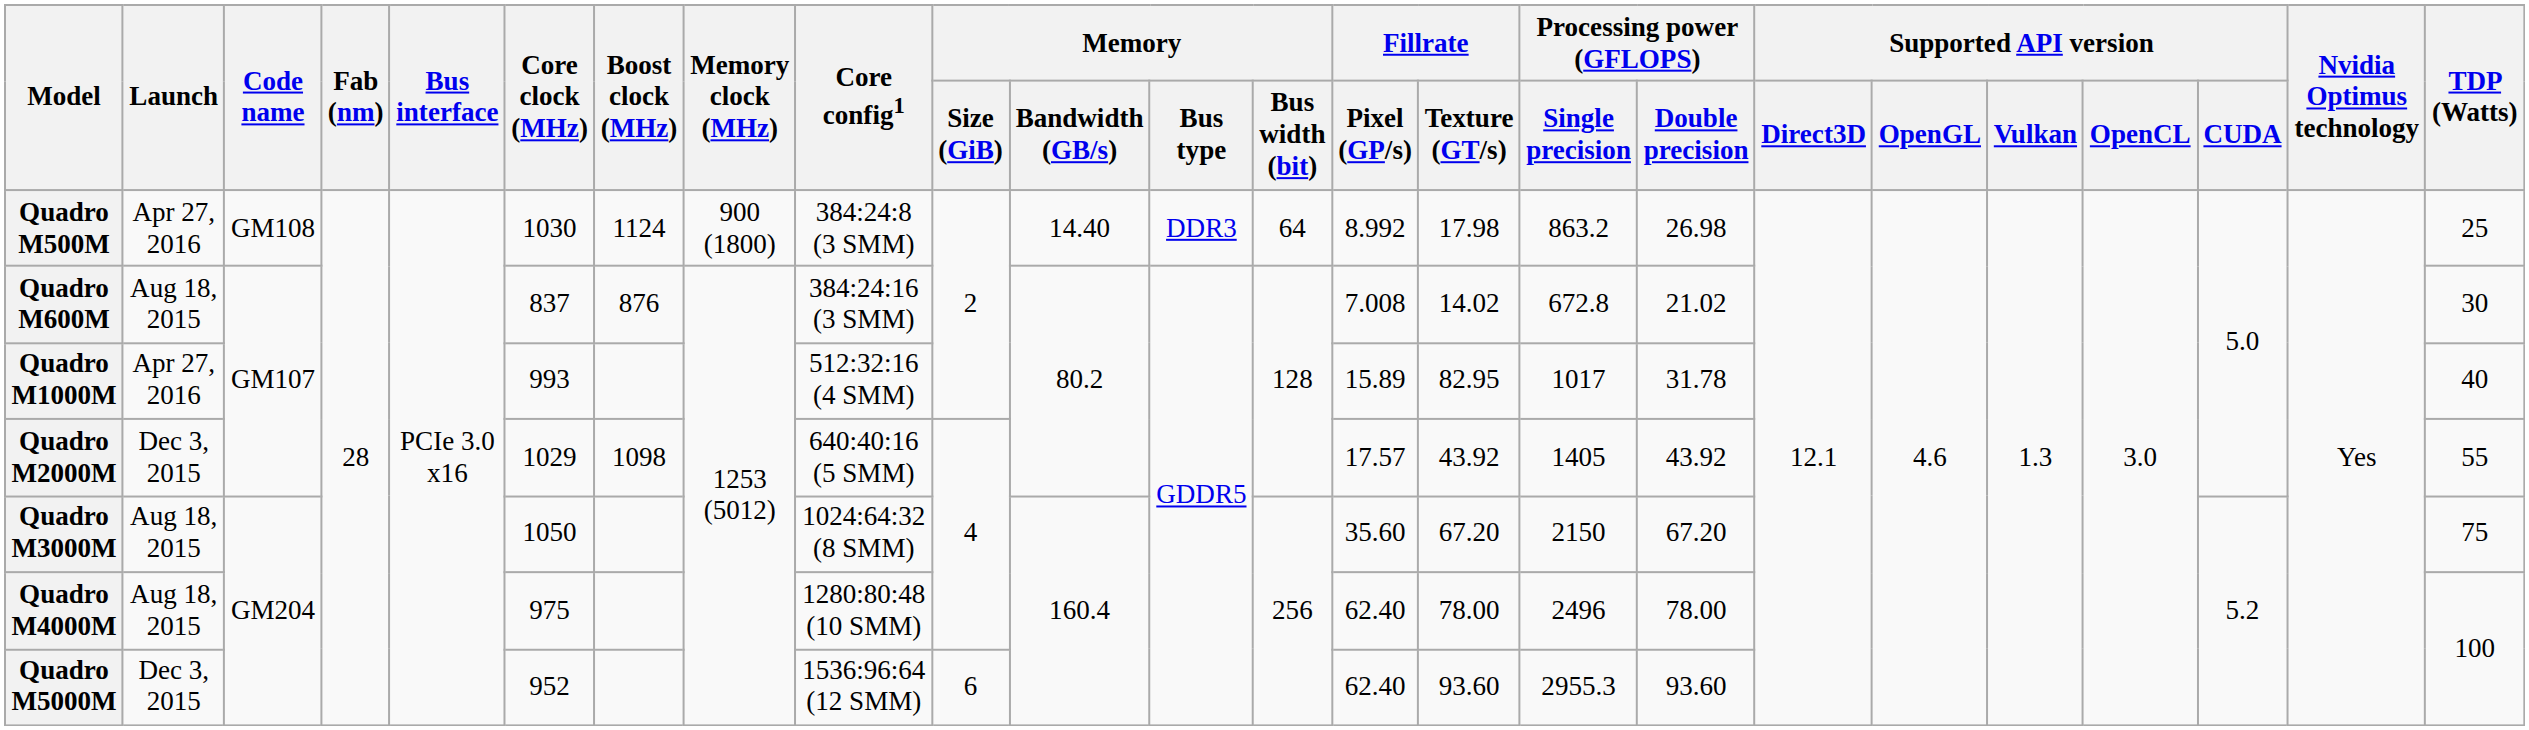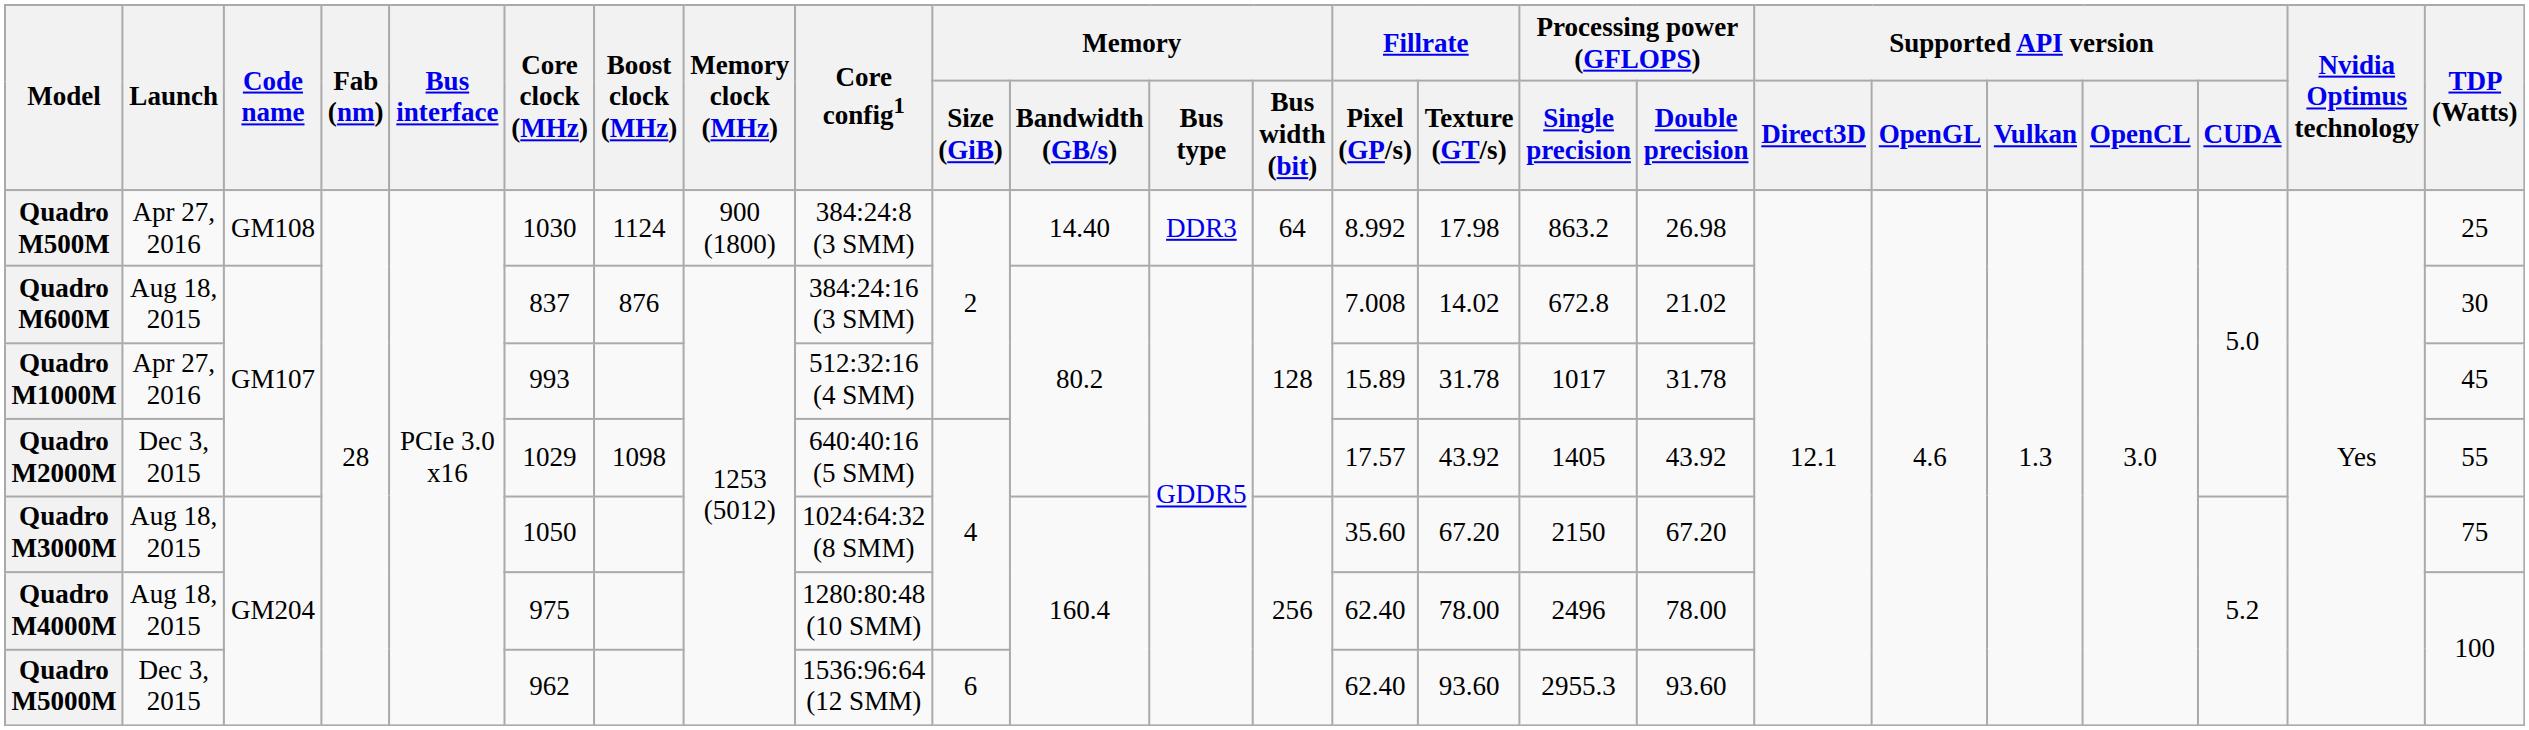(1469, 380) 82.95 -> (1469, 380) 31.78
(2475, 380) 40 -> (2475, 380) 45
(550, 686) 952 -> (550, 686) 962
